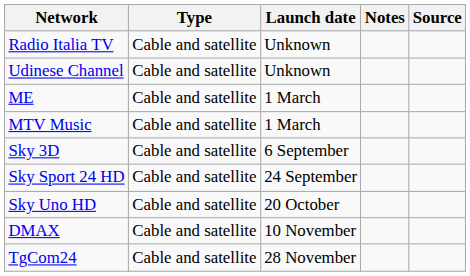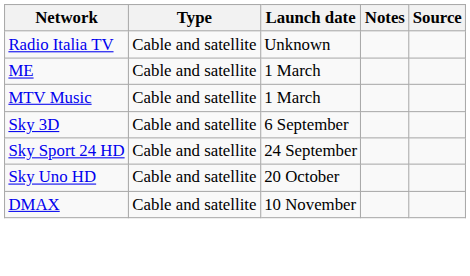- row: (66, 71)
- row: (42, 257)
